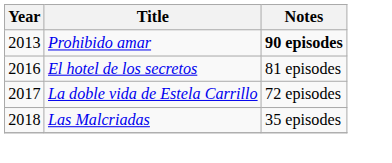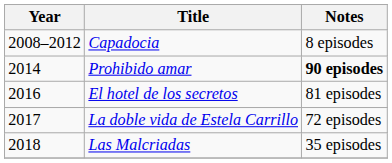+ row: (124, 42)
(24, 42) 2013 -> (24, 68) 2014
